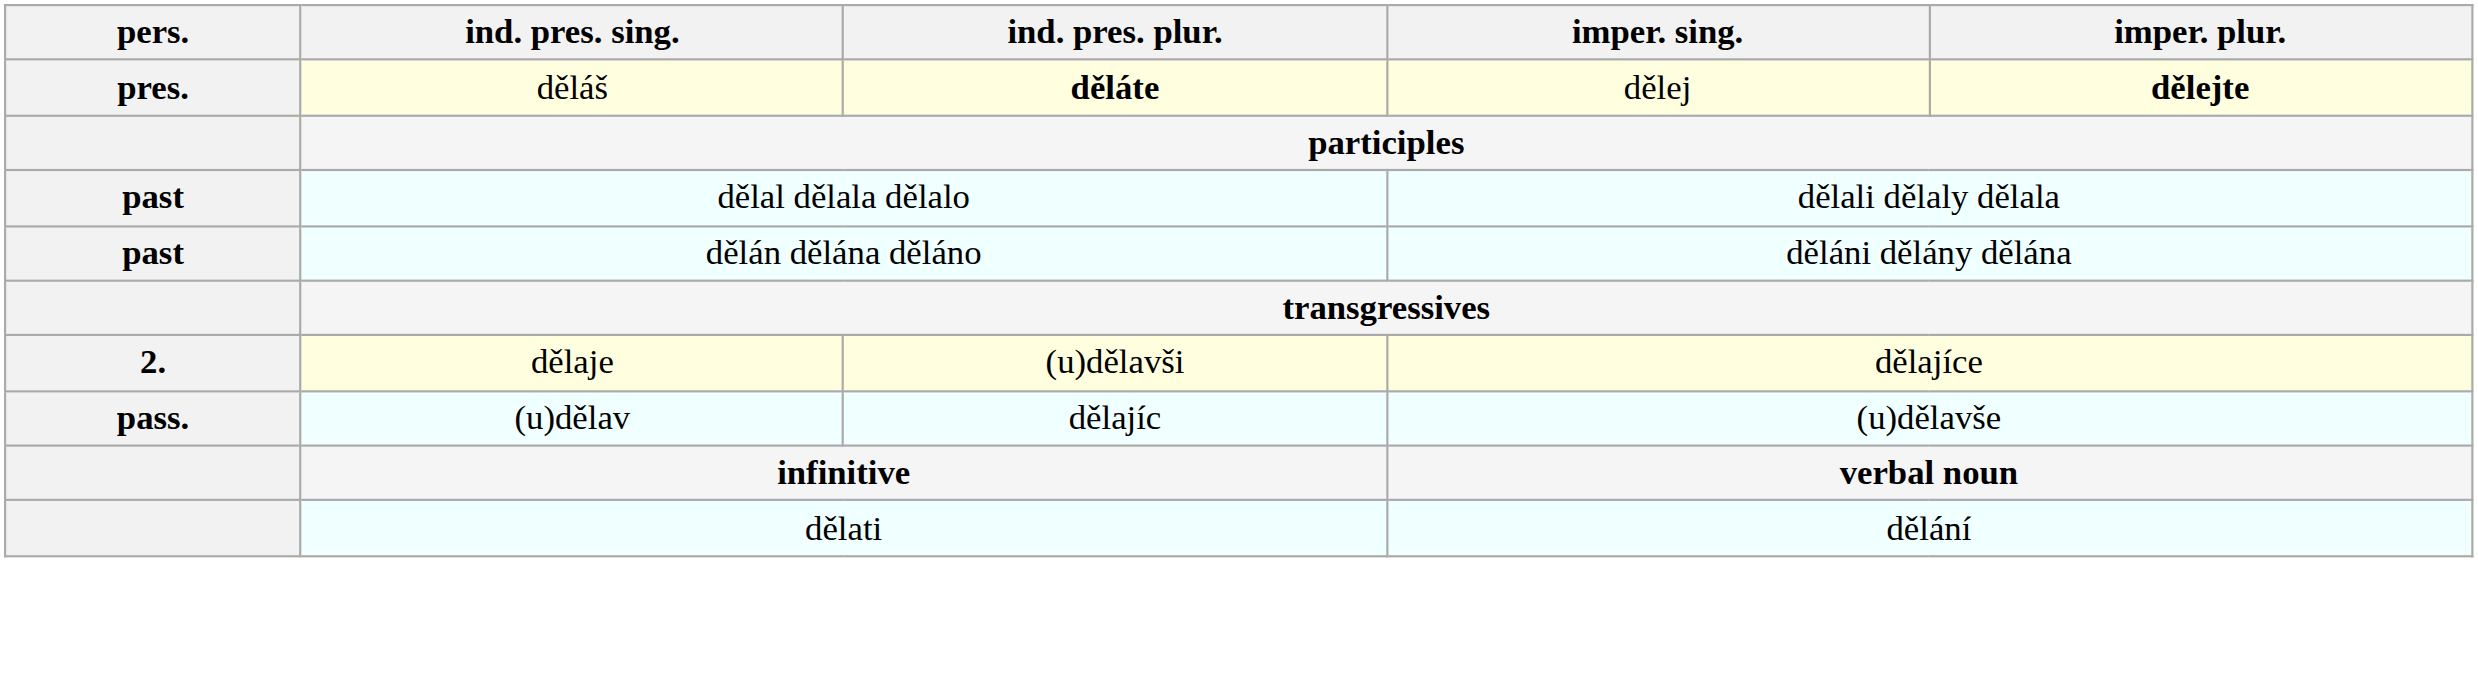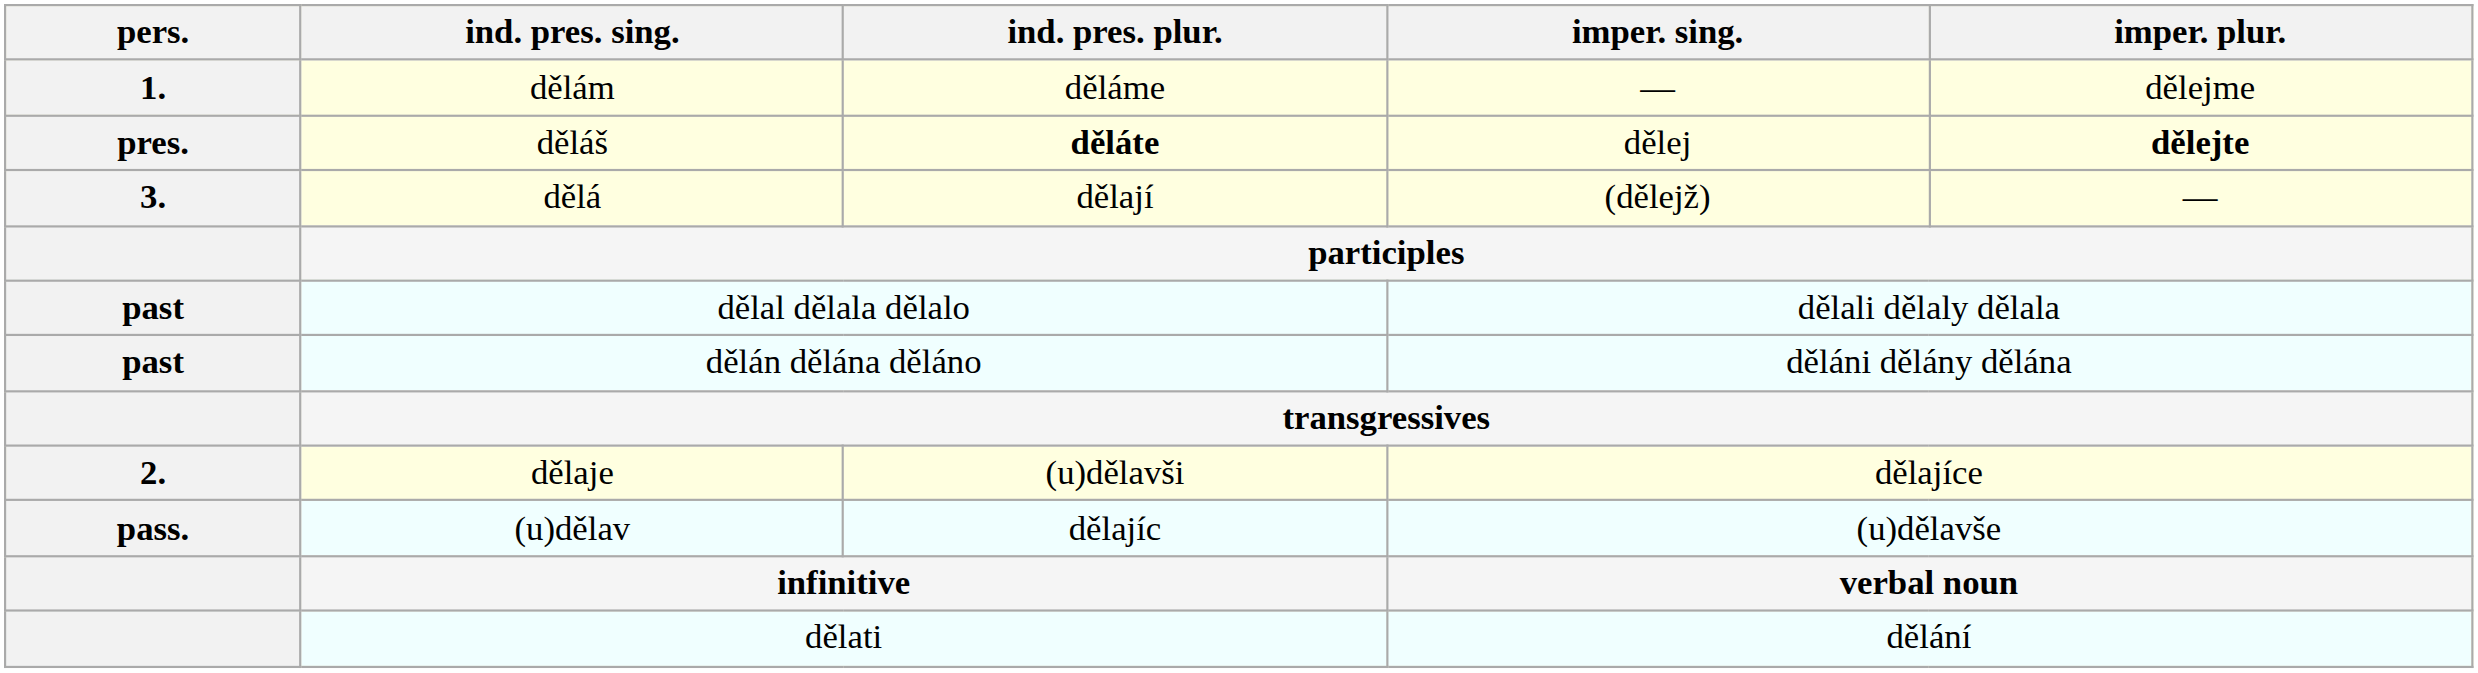+ row: (572, 87)
+ row: (572, 197)
